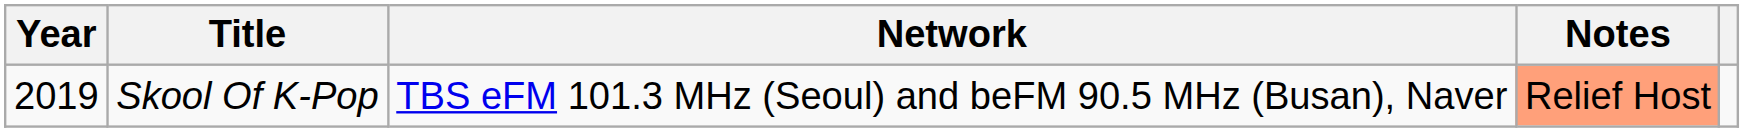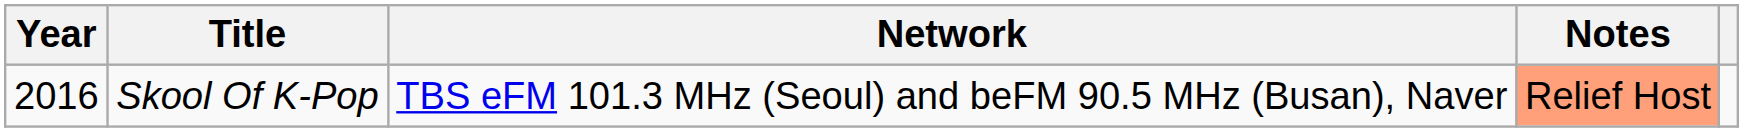(56, 95) 2019 -> (56, 95) 2016
